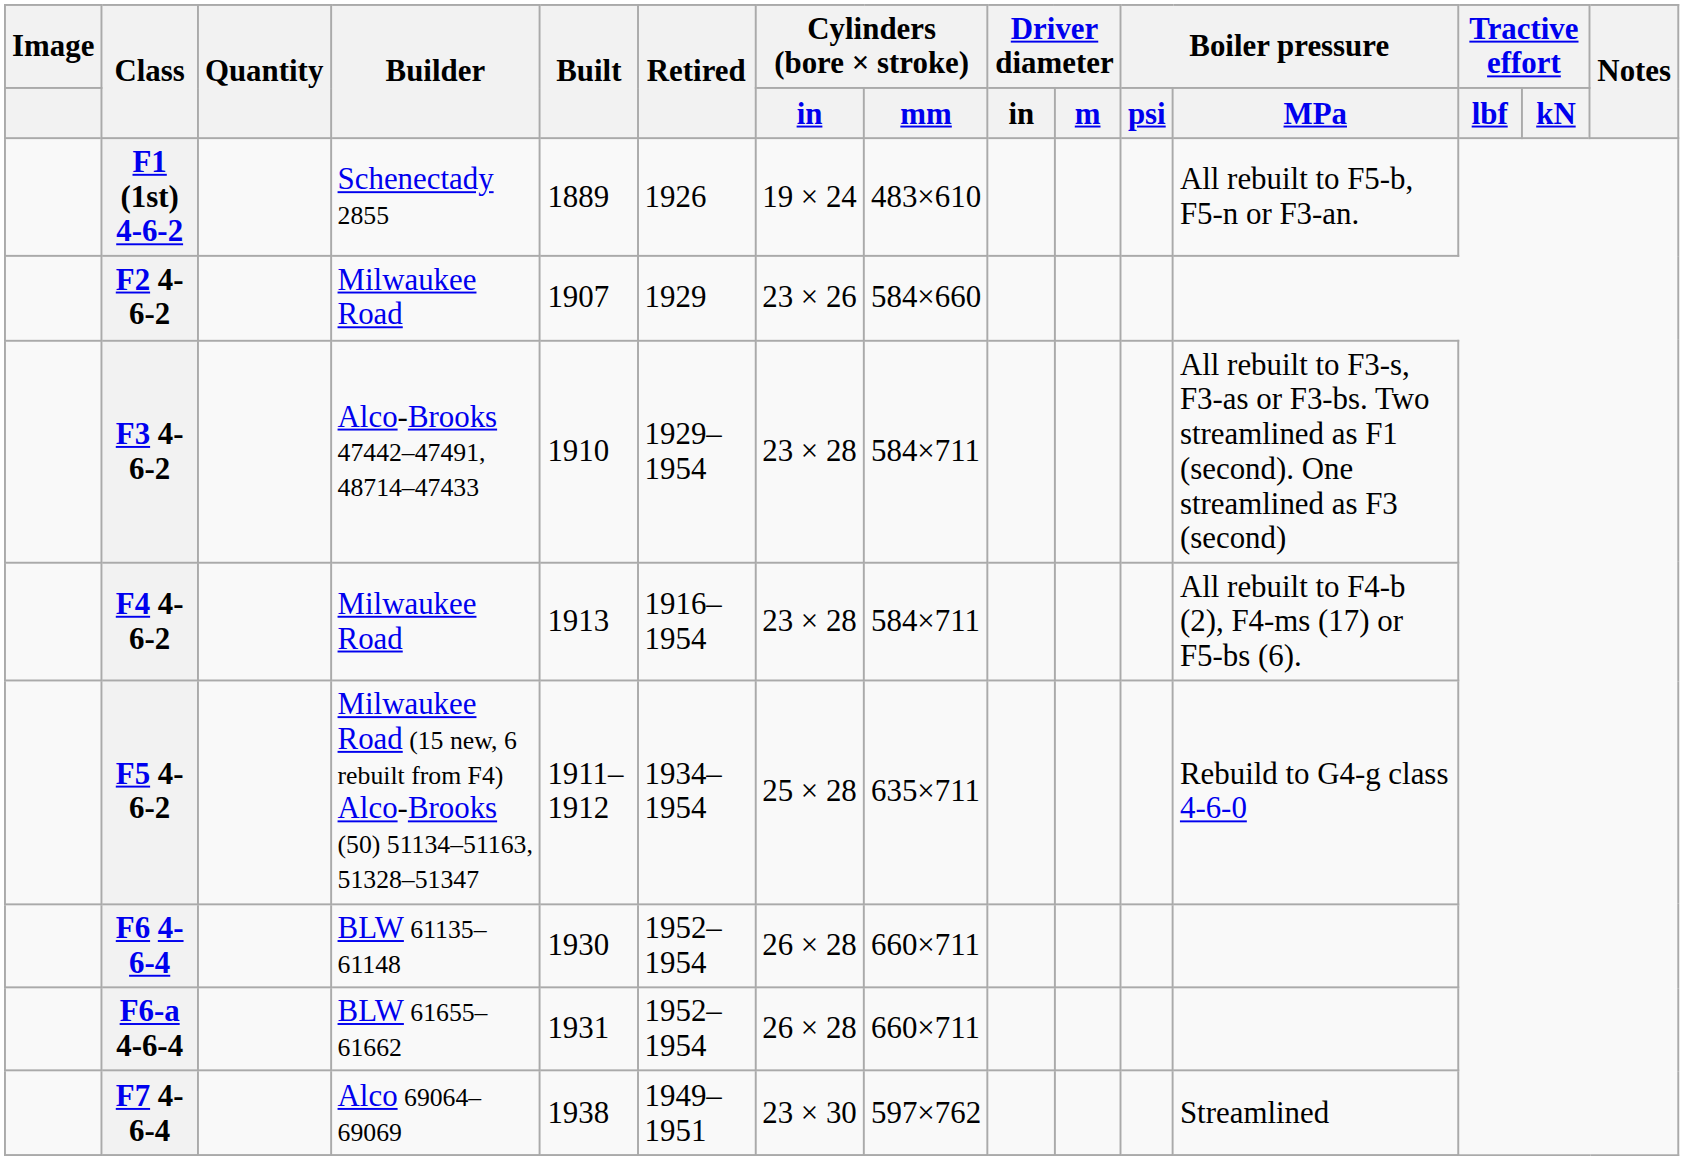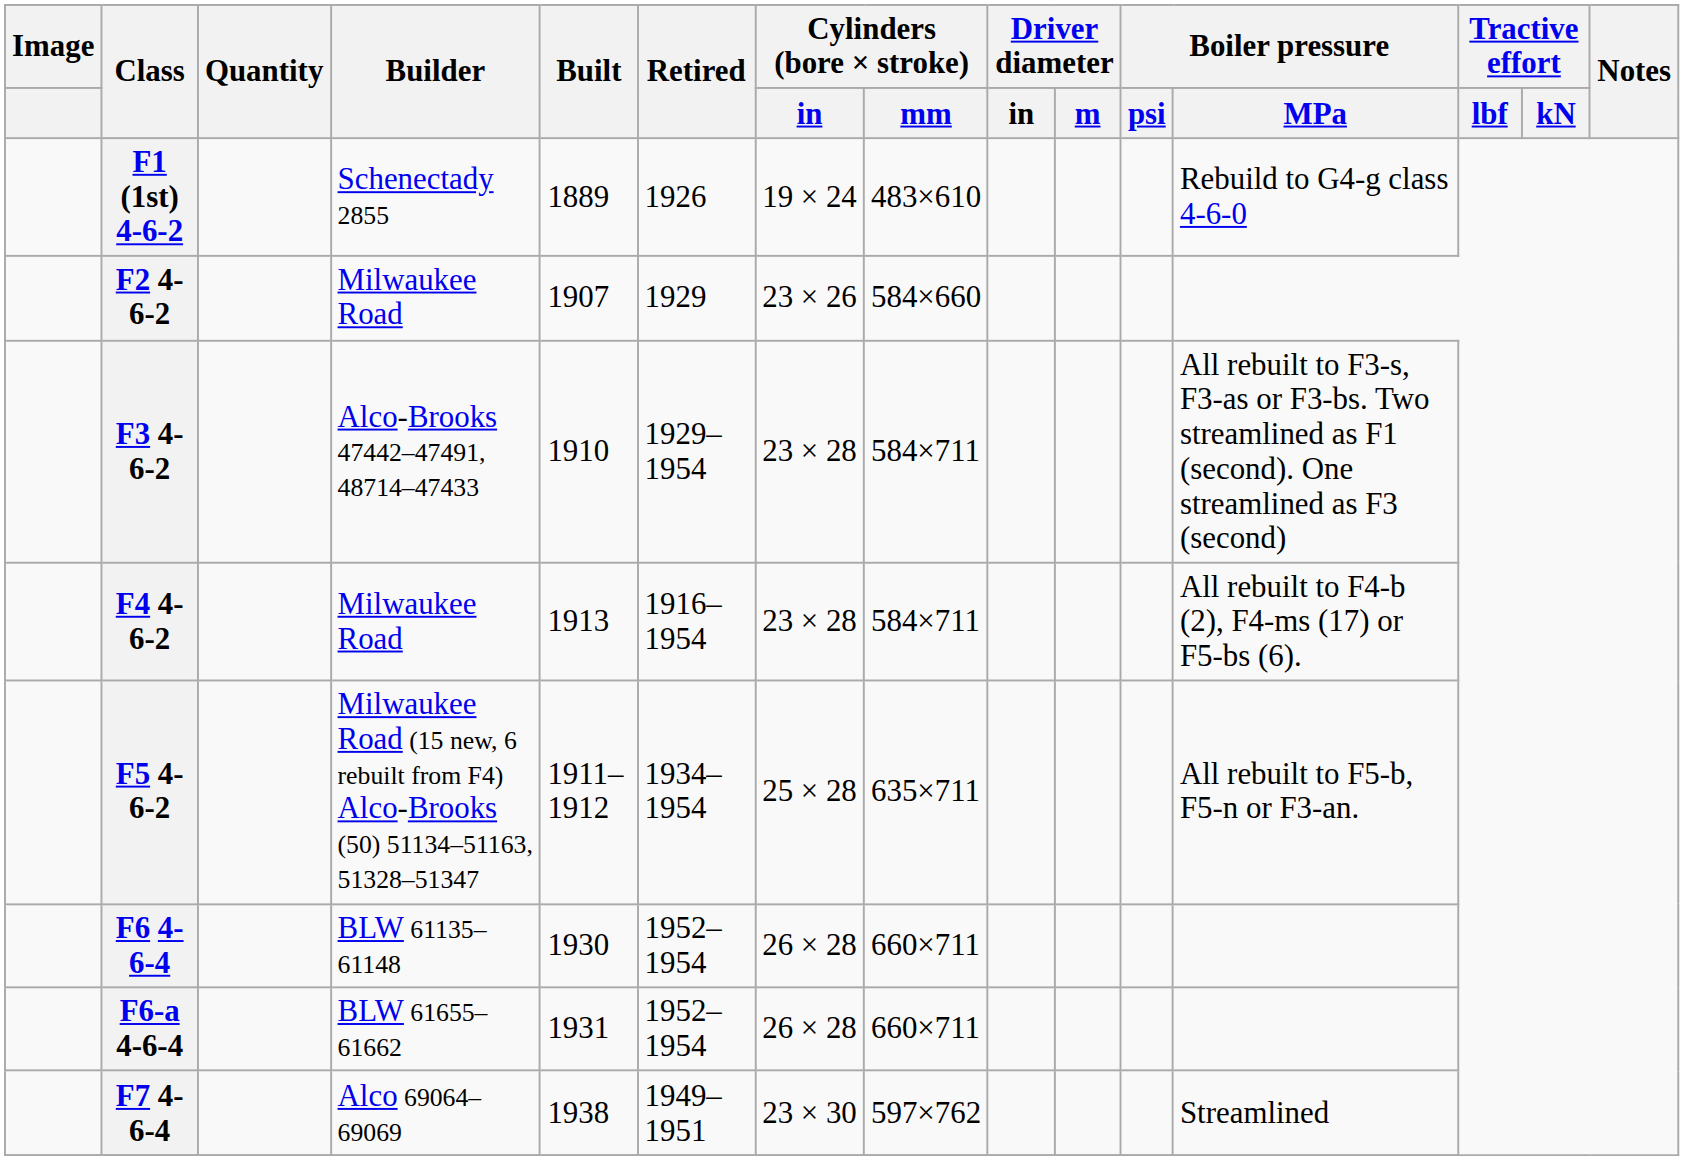(1297, 196) All rebuilt to F5-b, F5-n or F3-an. -> (1314, 196) Rebuild to G4-g class 4-6-0
(1314, 791) Rebuild to G4-g class 4-6-0 -> (1297, 791) All rebuilt to F5-b, F5-n or F3-an.
